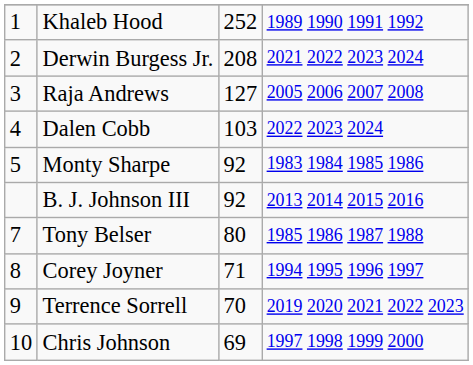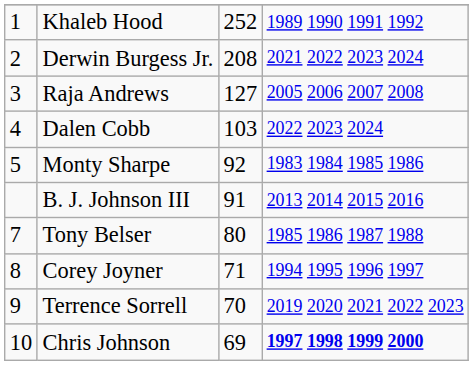(235, 199) 92 -> (235, 199) 91
(345, 341) normal -> (345, 341) bold
